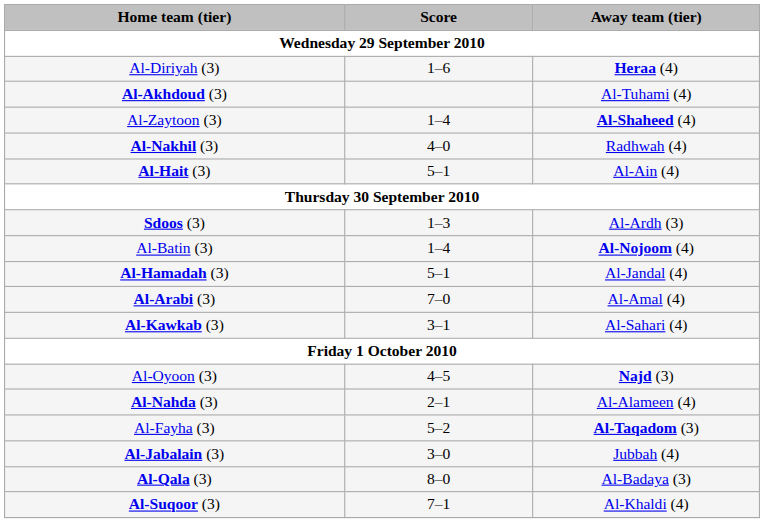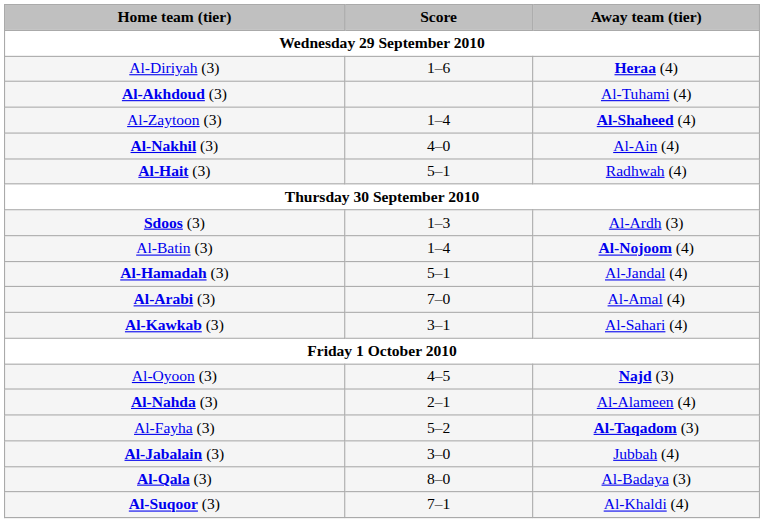(646, 145) Radhwah (4) -> (646, 145) Al-Ain (4)
(646, 171) Al-Ain (4) -> (646, 171) Radhwah (4)
